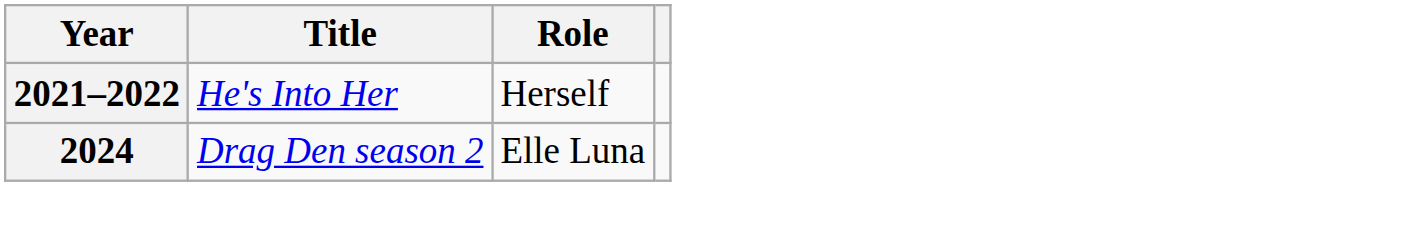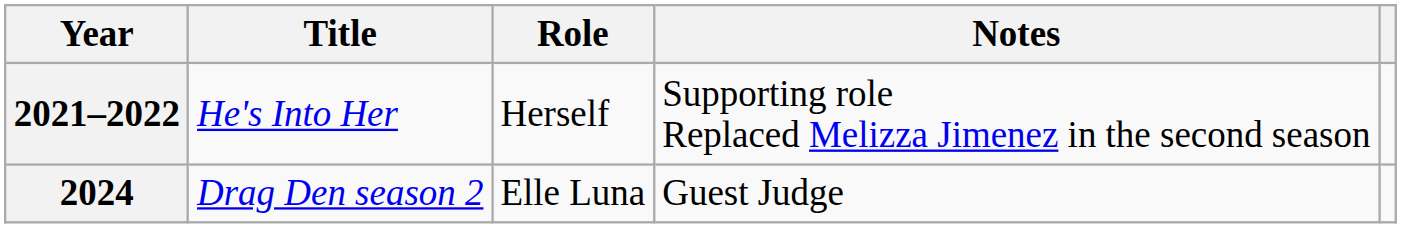+ column: (1016, 33)
